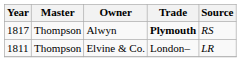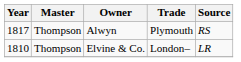(173, 30) bold -> (172, 30) normal
(18, 48) 1811 -> (18, 48) 1810
